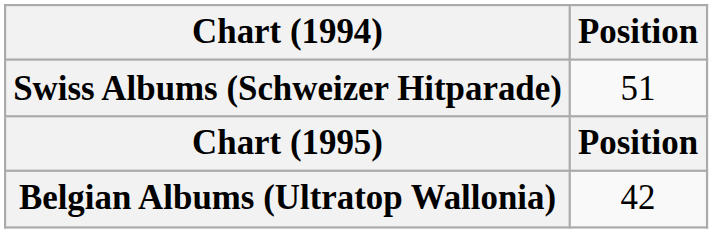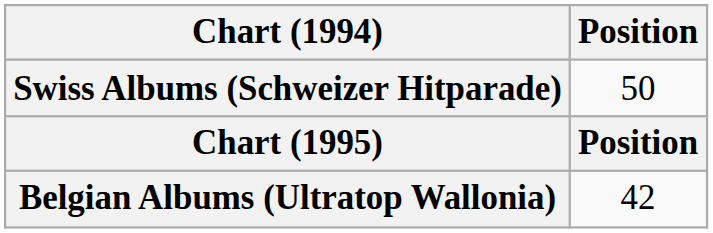(638, 87) 51 -> (638, 87) 50
